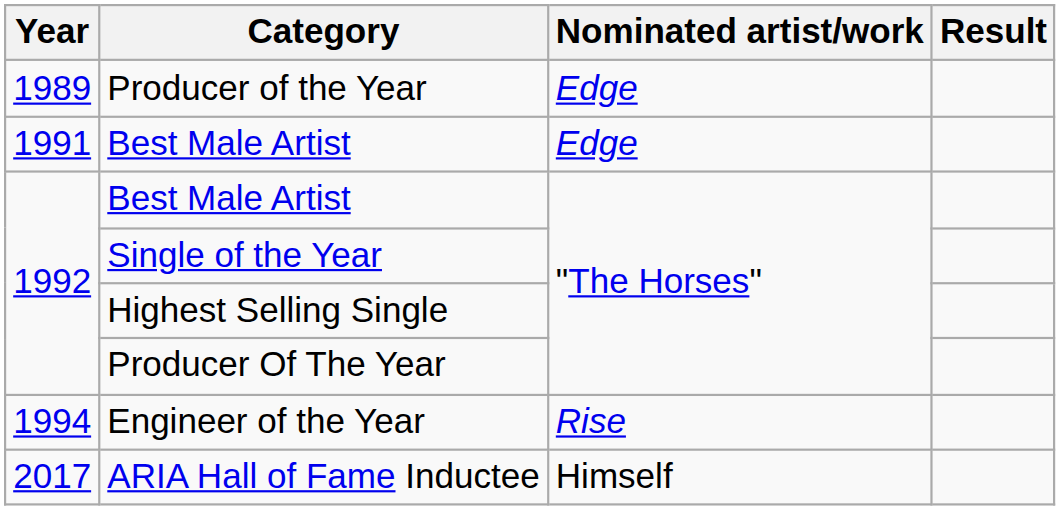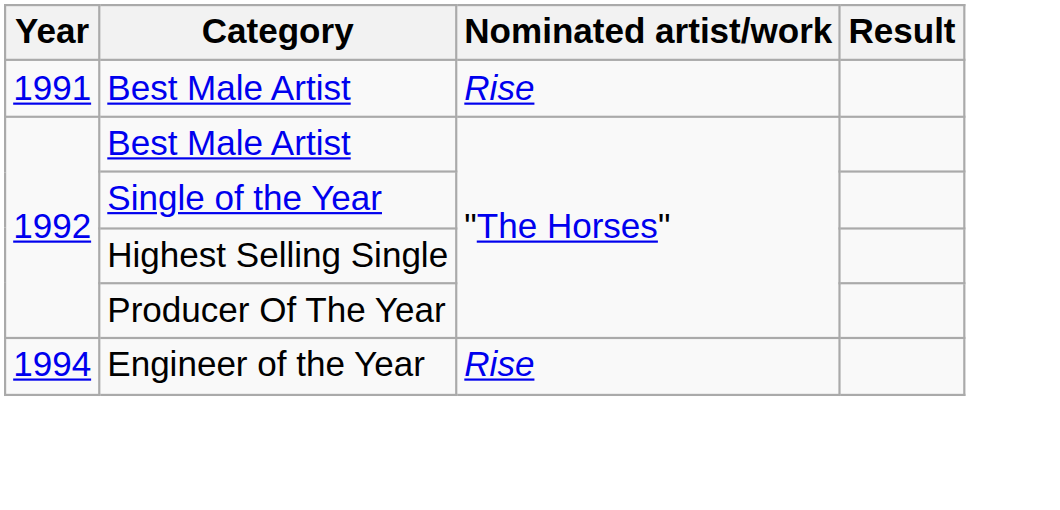- row: (52, 87)
(597, 143) Edge -> (499, 87) Rise
- row: (52, 476)
